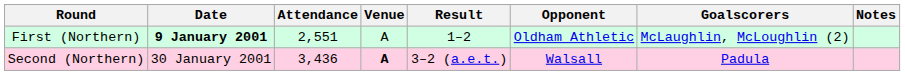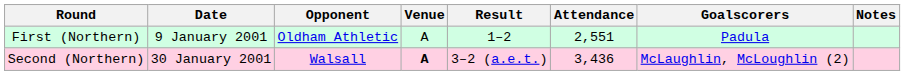columns swapped: (574, 15) <-> (318, 15)
(211, 37) bold -> (211, 37) normal
(745, 37) McLaughlin, McLoughlin (2) -> (745, 37) Padula
(745, 59) Padula -> (745, 59) McLaughlin, McLoughlin (2)
